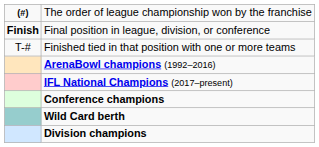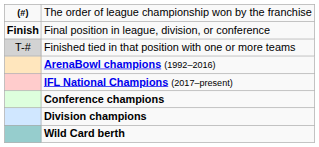(23, 47) no background -> (23, 47) lightgrey background
rows swapped: (95, 133) <-> (84, 116)
